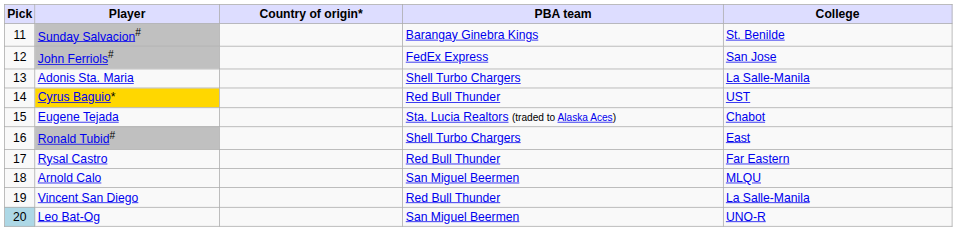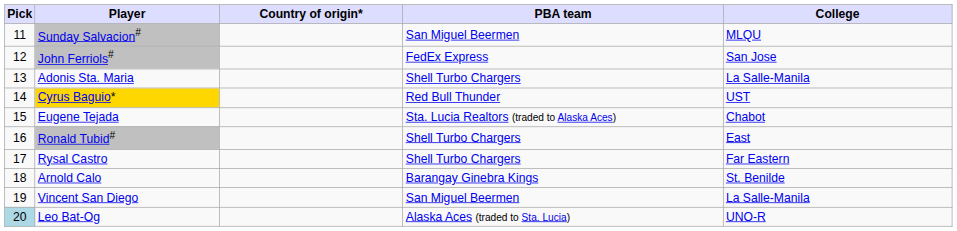(472, 35) Barangay Ginebra Kings -> (463, 35) San Miguel Beermen
(755, 35) St. Benilde -> (743, 35) MLQU
(453, 159) Red Bull Thunder -> (463, 159) Shell Turbo Chargers
(463, 178) San Miguel Beermen -> (472, 178) Barangay Ginebra Kings
(743, 178) MLQU -> (755, 178) St. Benilde
(453, 197) Red Bull Thunder -> (463, 197) San Miguel Beermen
(463, 216) San Miguel Beermen -> (488, 216) Alaska Aces (traded to Sta. Lucia)
